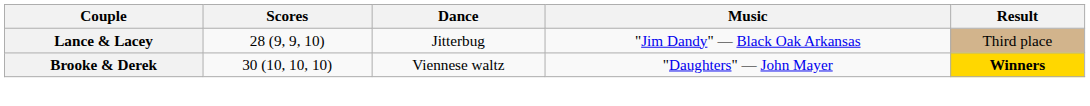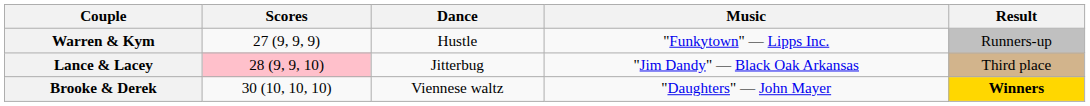+ row: (103, 40)
(287, 40) no background -> (287, 64) pink background
